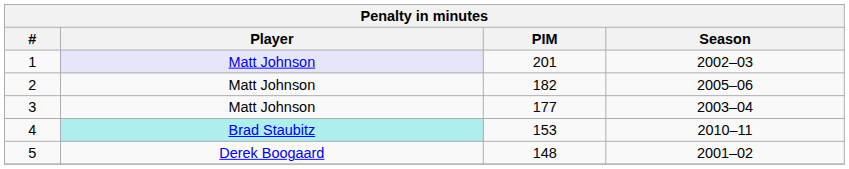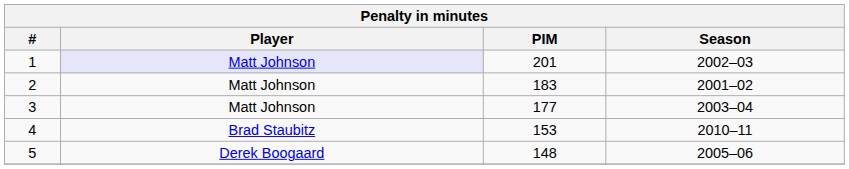(545, 85) 182 -> (545, 85) 183
(725, 85) 2005–06 -> (725, 85) 2001–02
(272, 130) paleturquoise background -> (272, 130) no background
(725, 153) 2001–02 -> (725, 153) 2005–06
